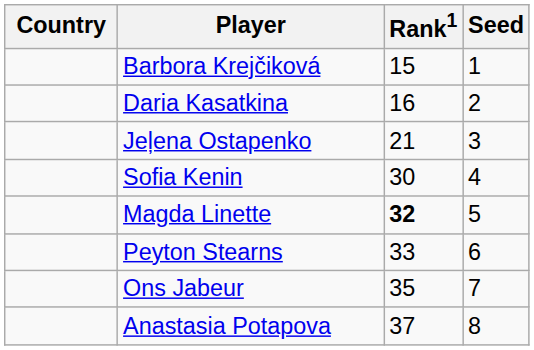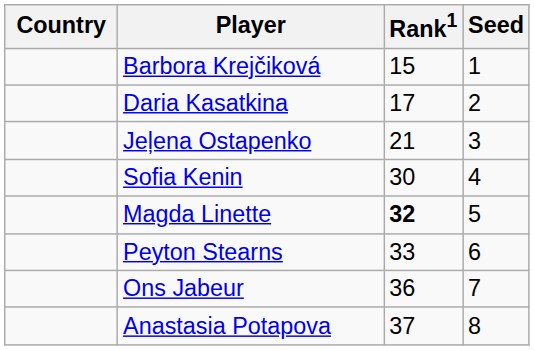(402, 103) 16 -> (402, 103) 17
(402, 288) 35 -> (402, 288) 36
